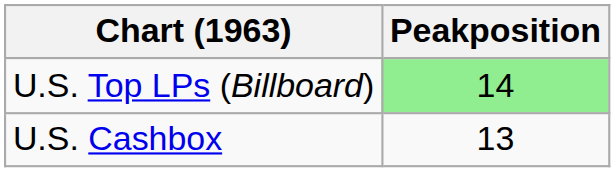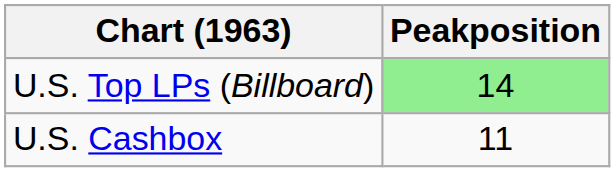(495, 138) 13 -> (495, 138) 11
